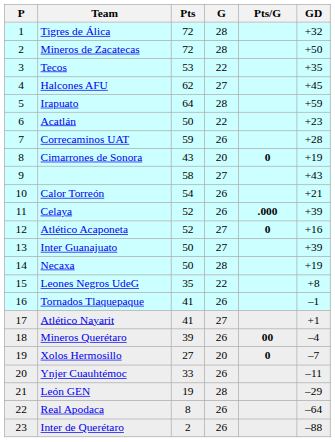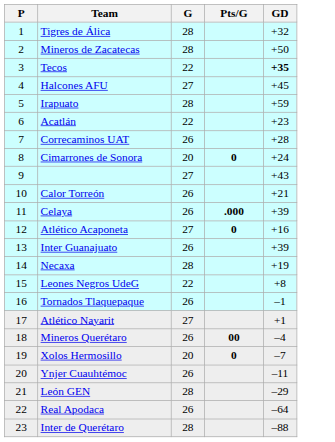- column: (188, 13)
(314, 67) normal -> (280, 67) bold
(314, 157) +19 -> (280, 157) +24
(221, 247) 27 -> (188, 247) 26
(221, 427) 26 -> (188, 427) 28
